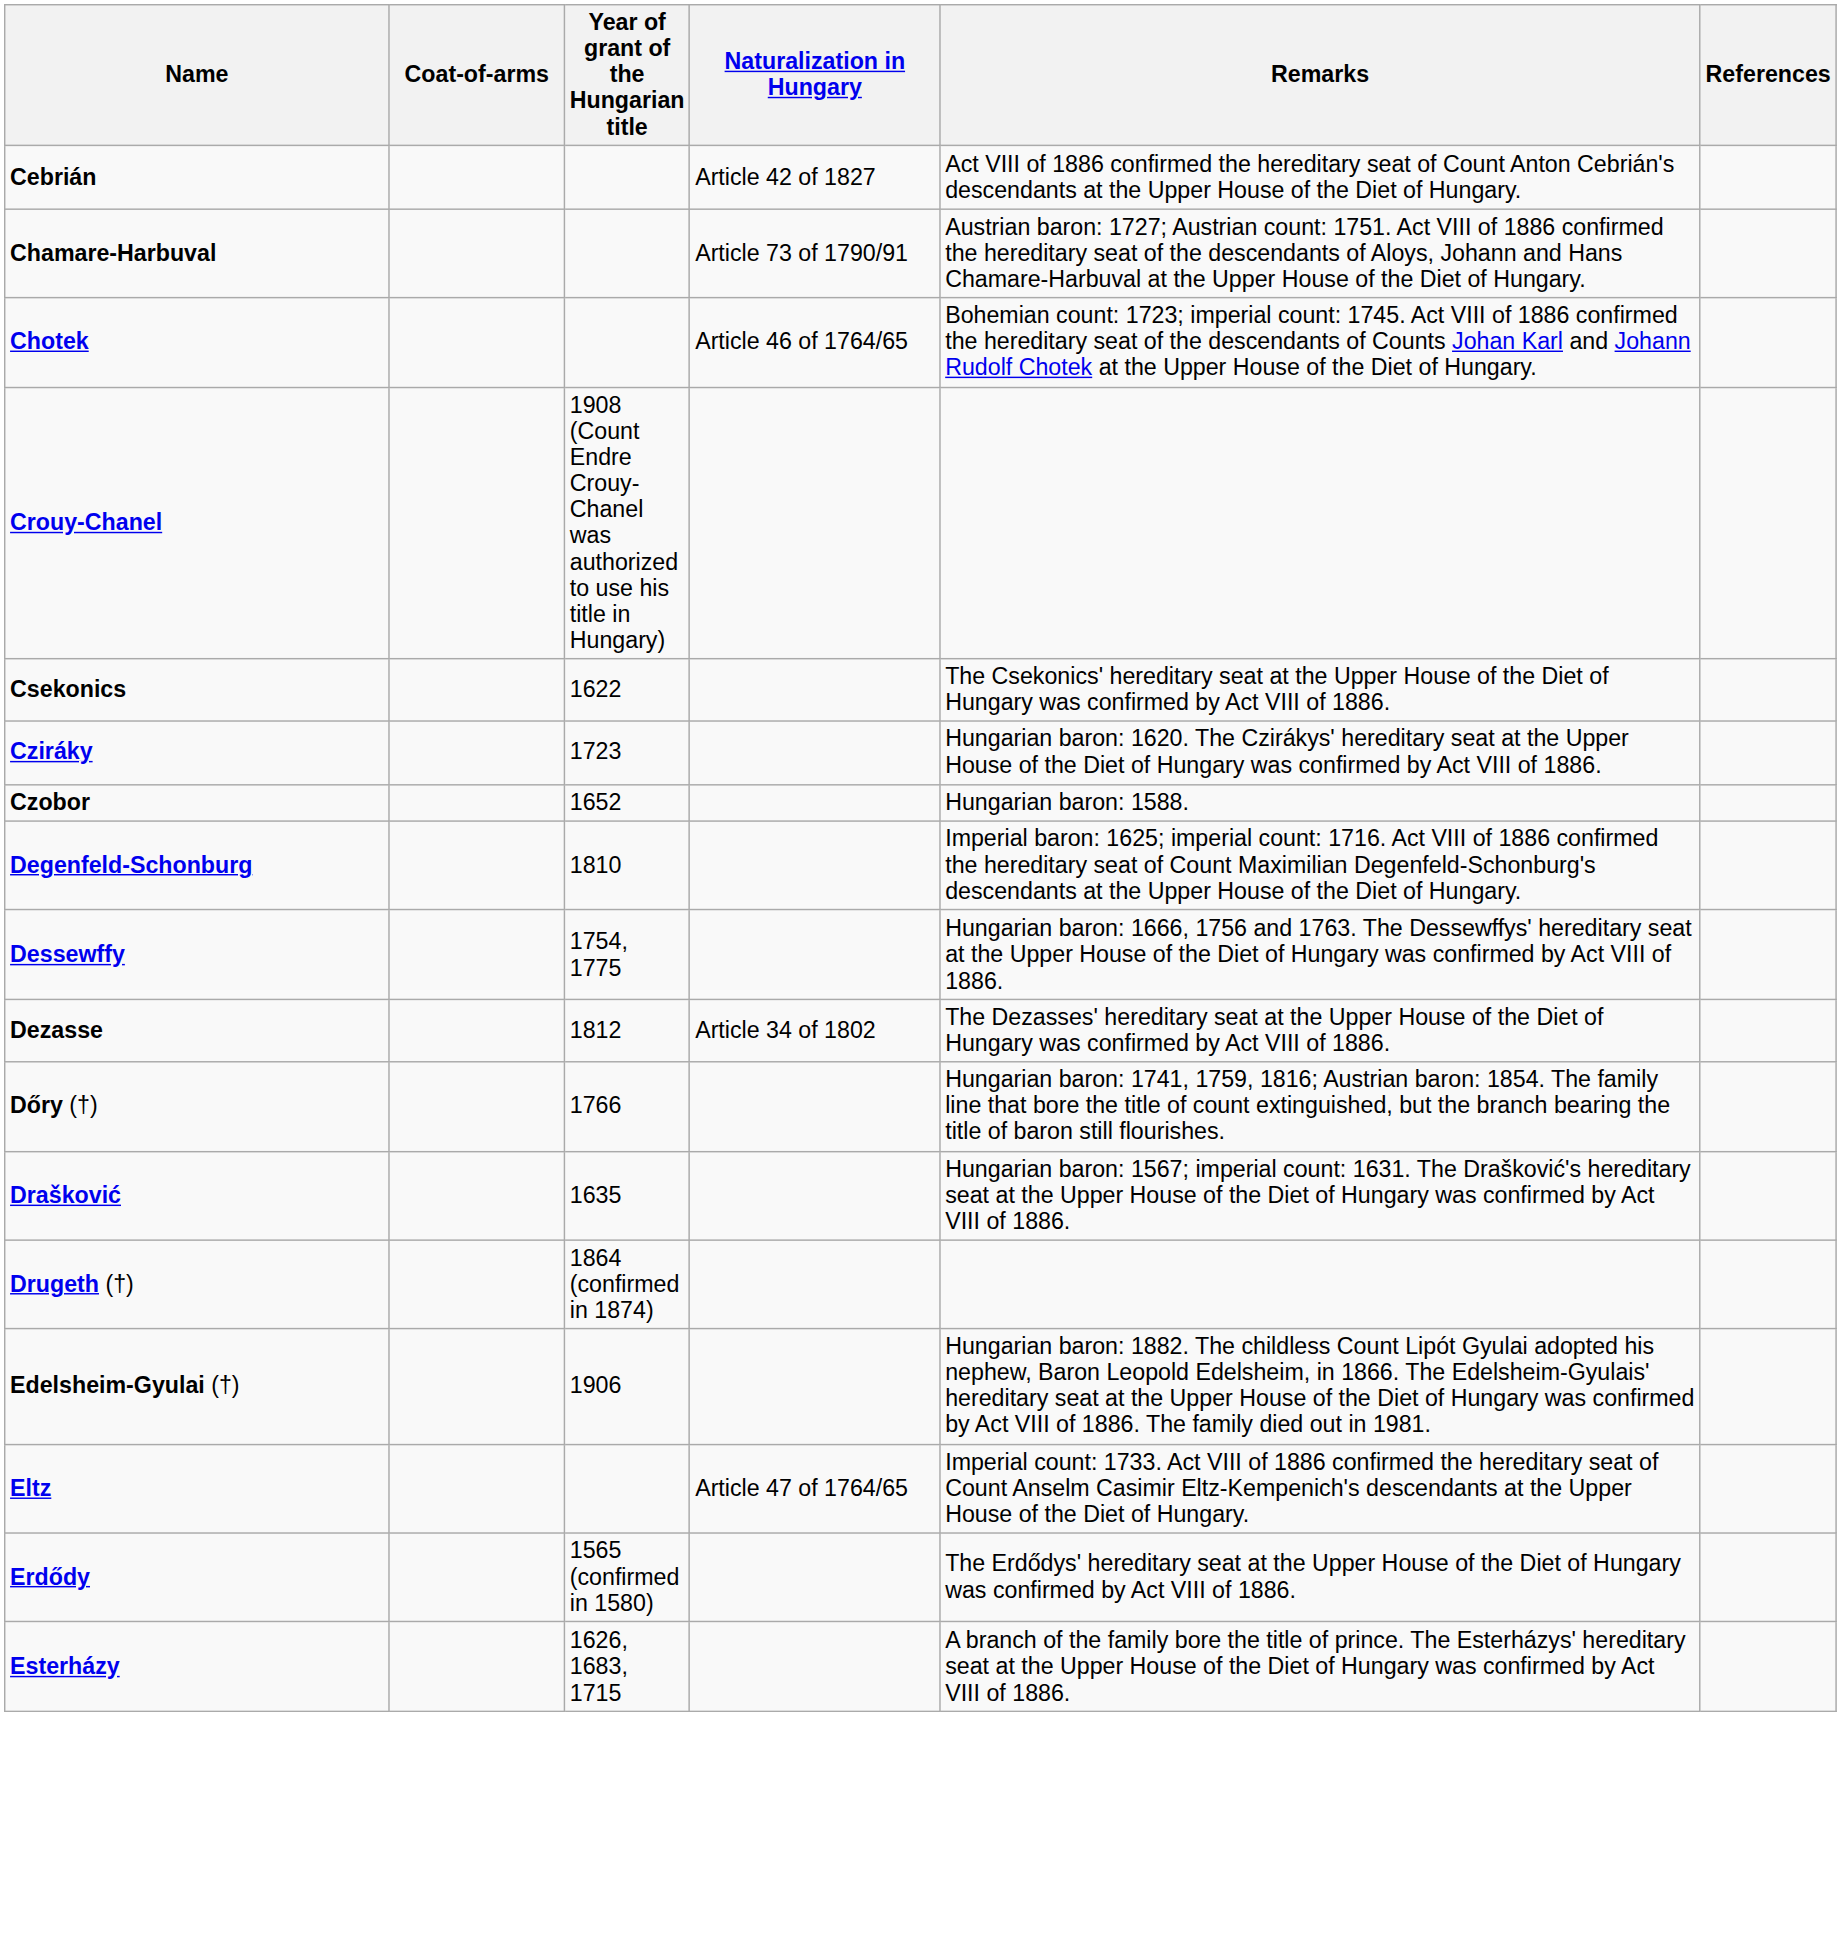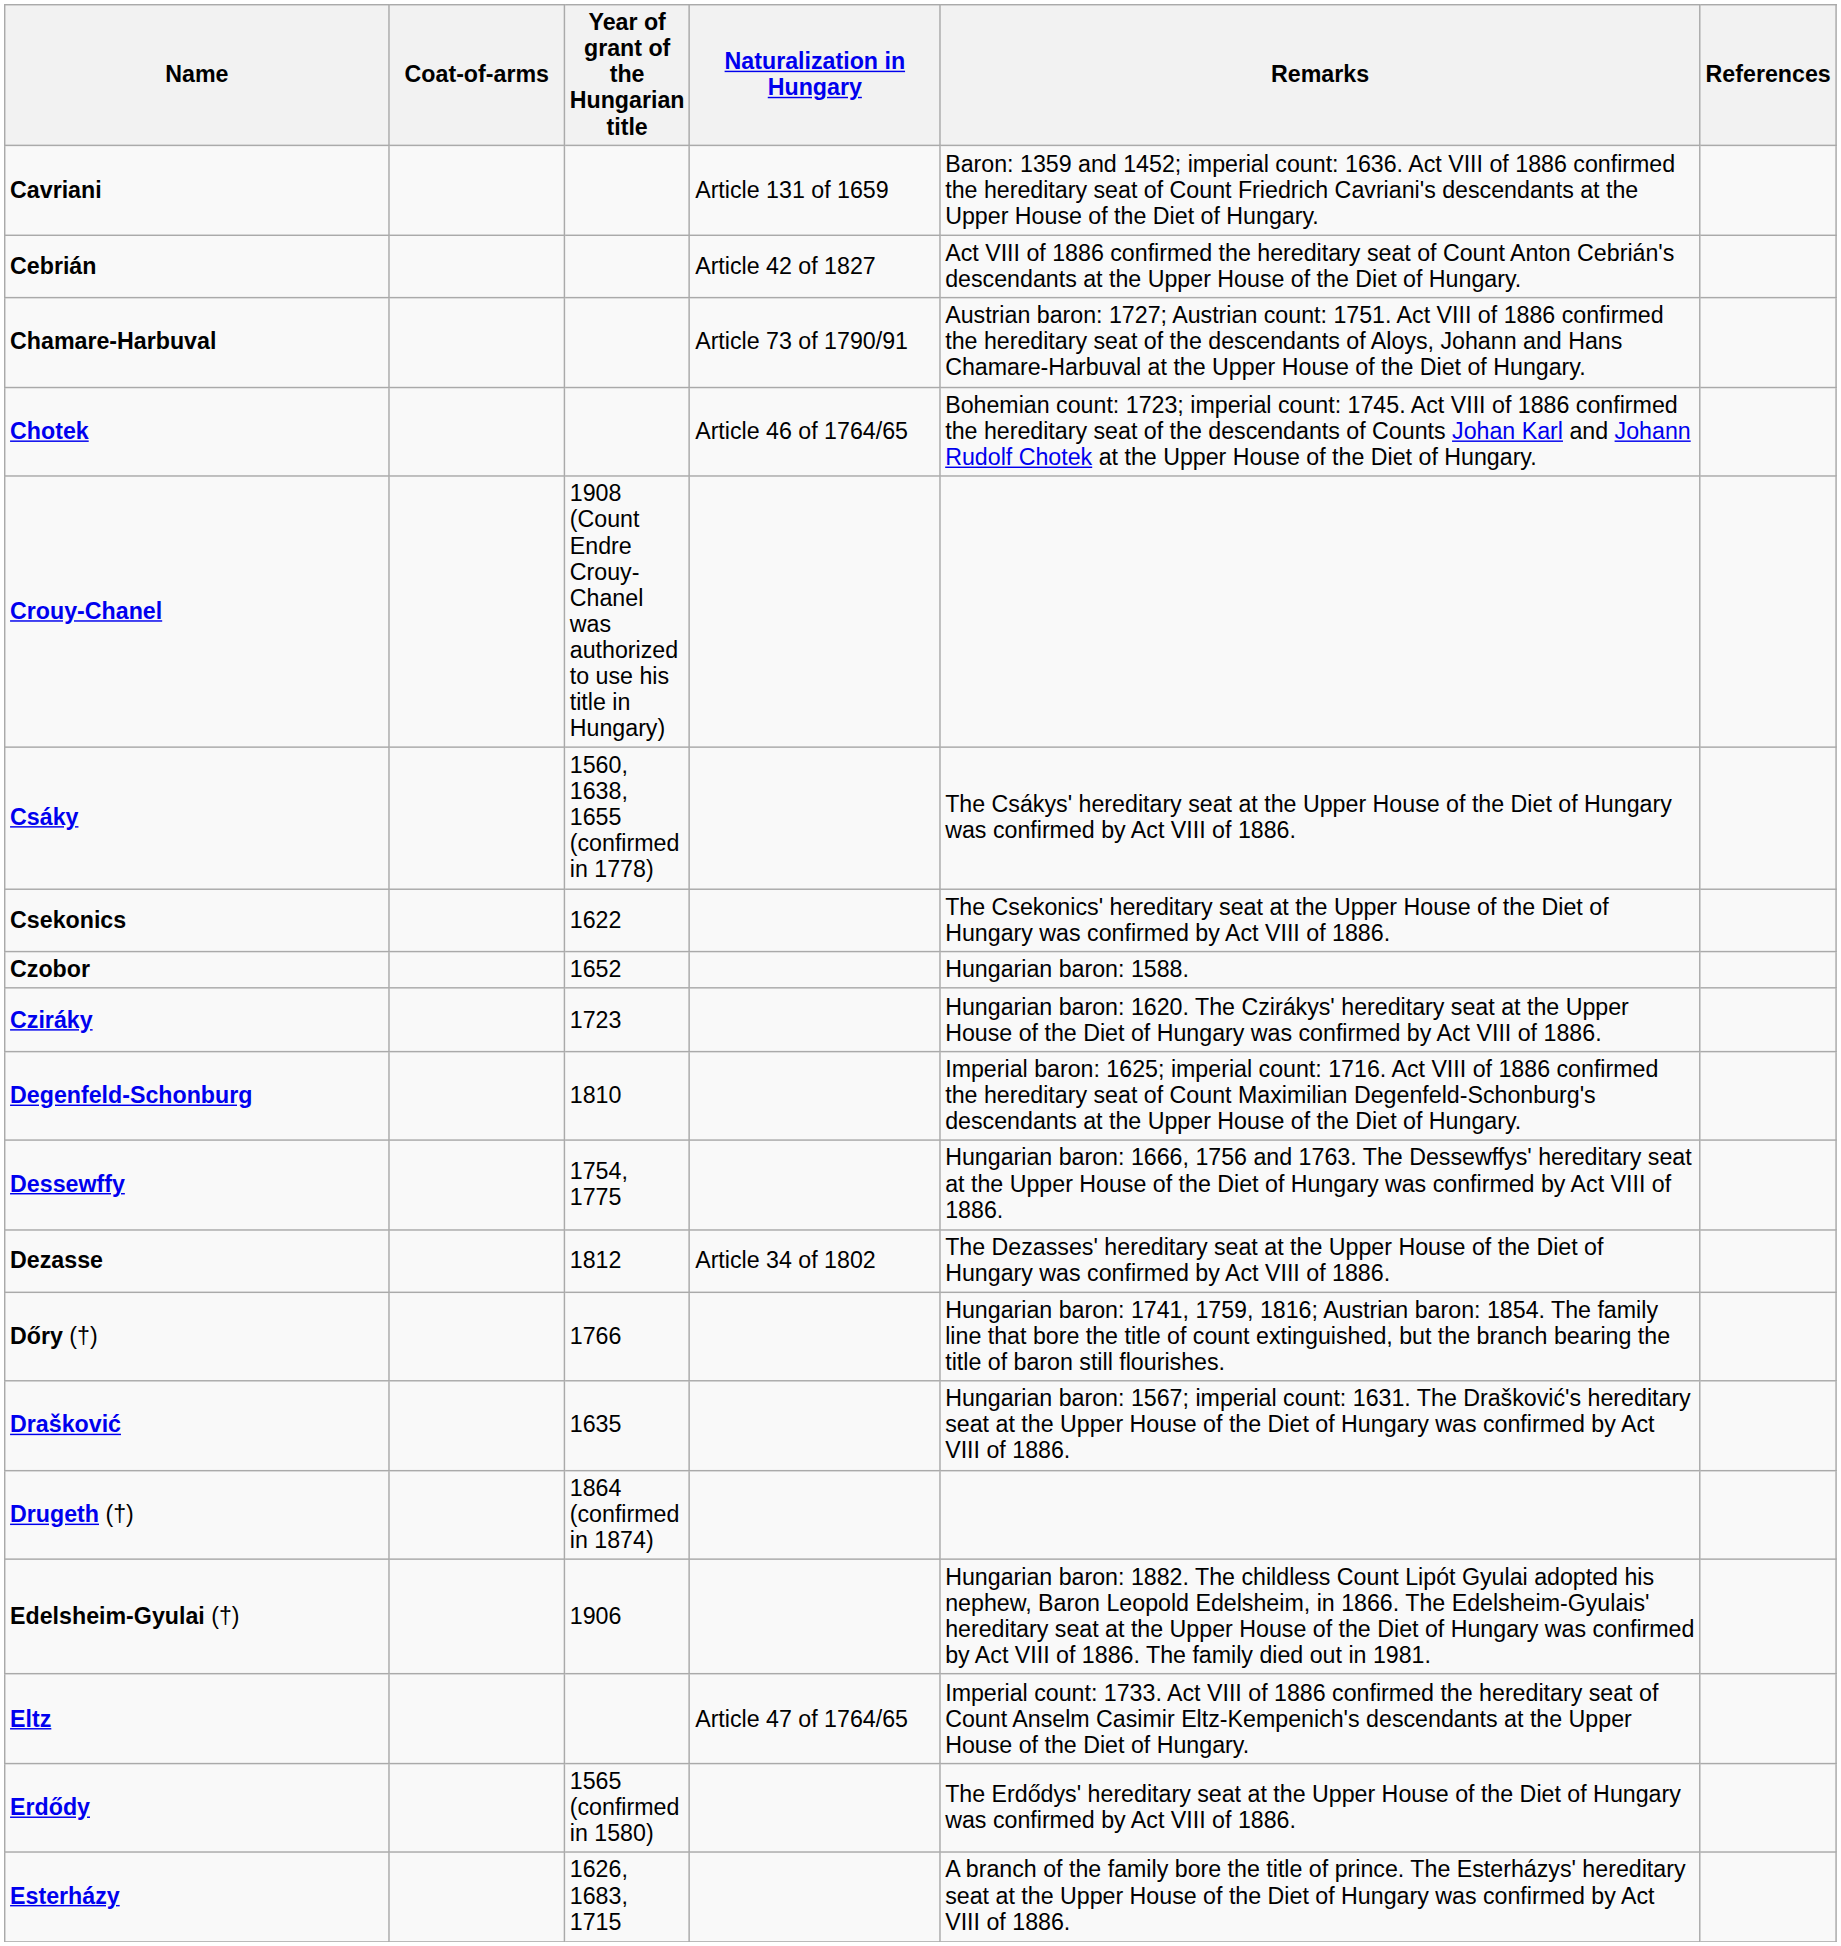+ row: (56, 190)
+ row: (44, 817)
rows swapped: (51, 752) <-> (50, 802)
